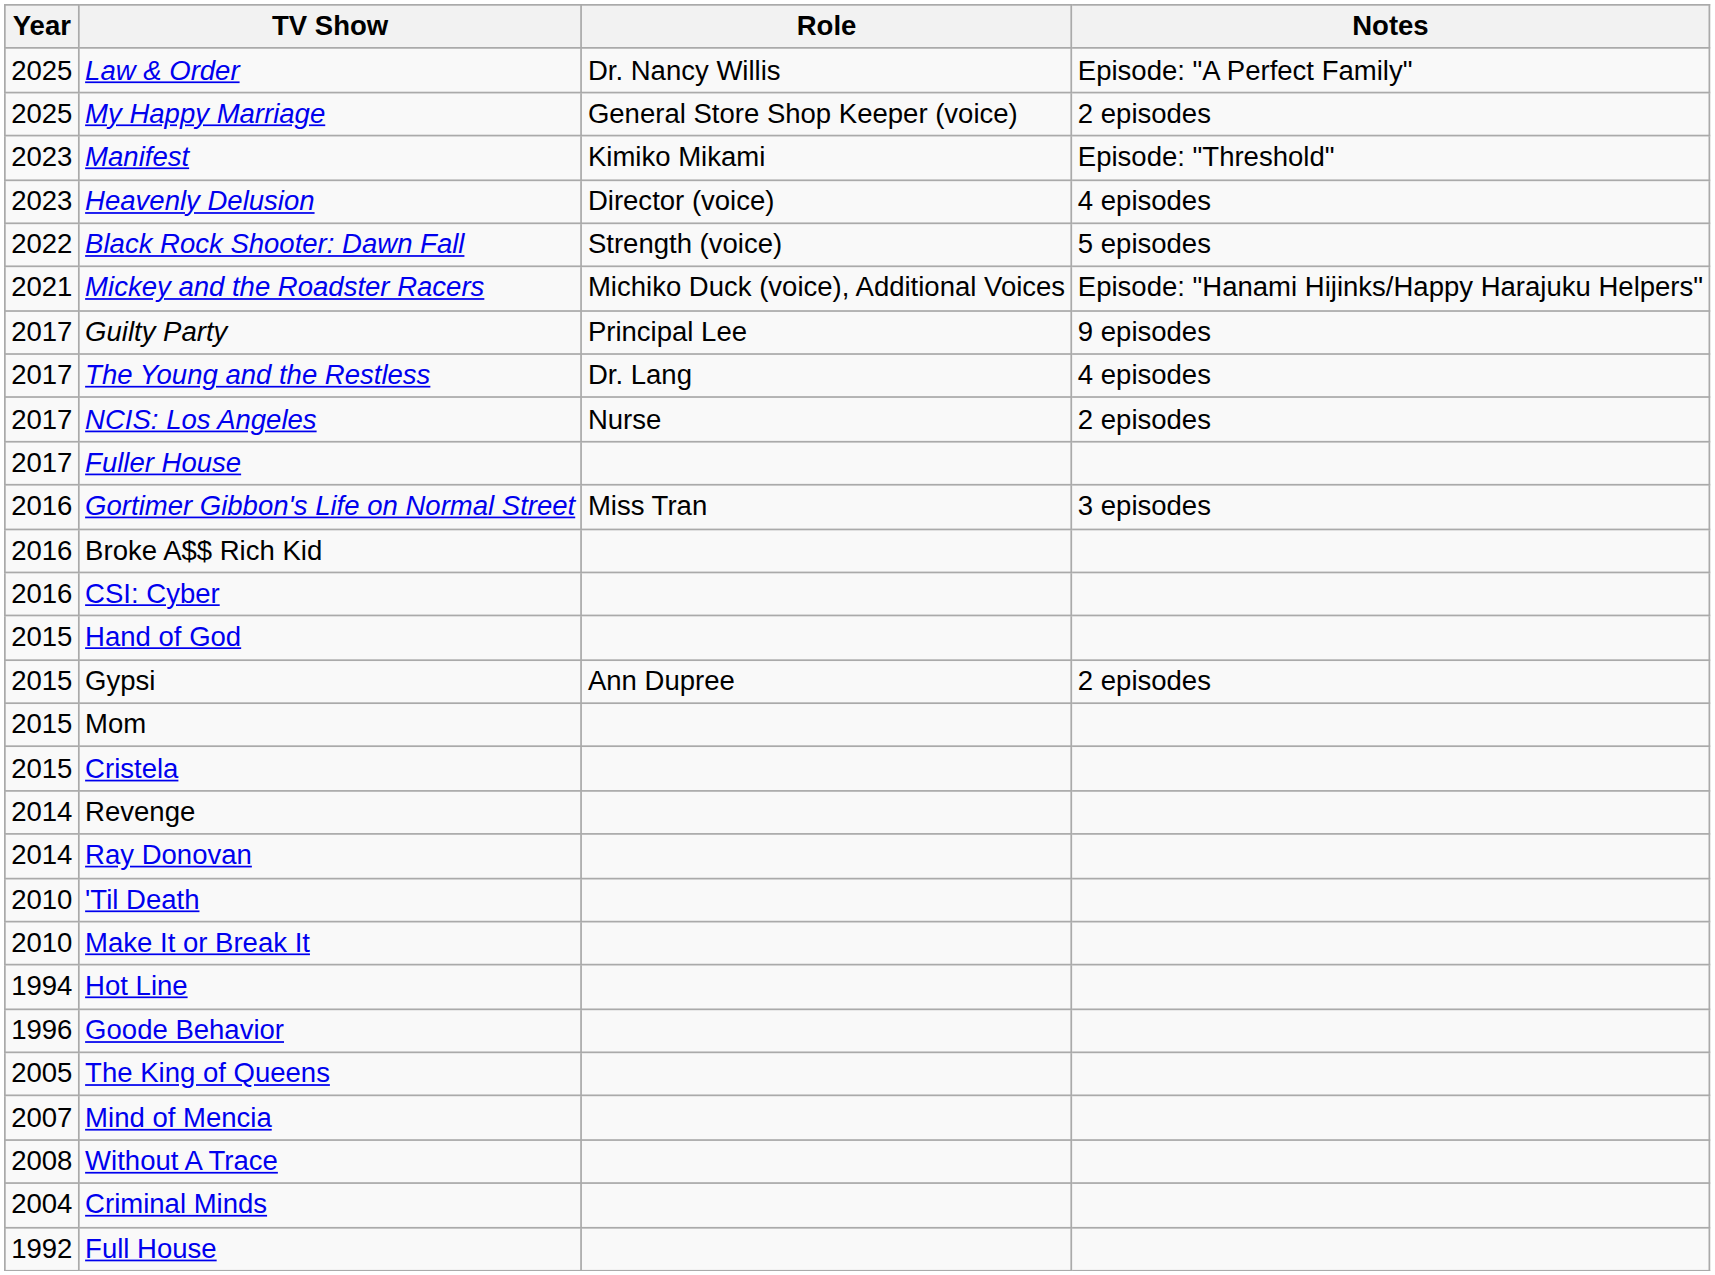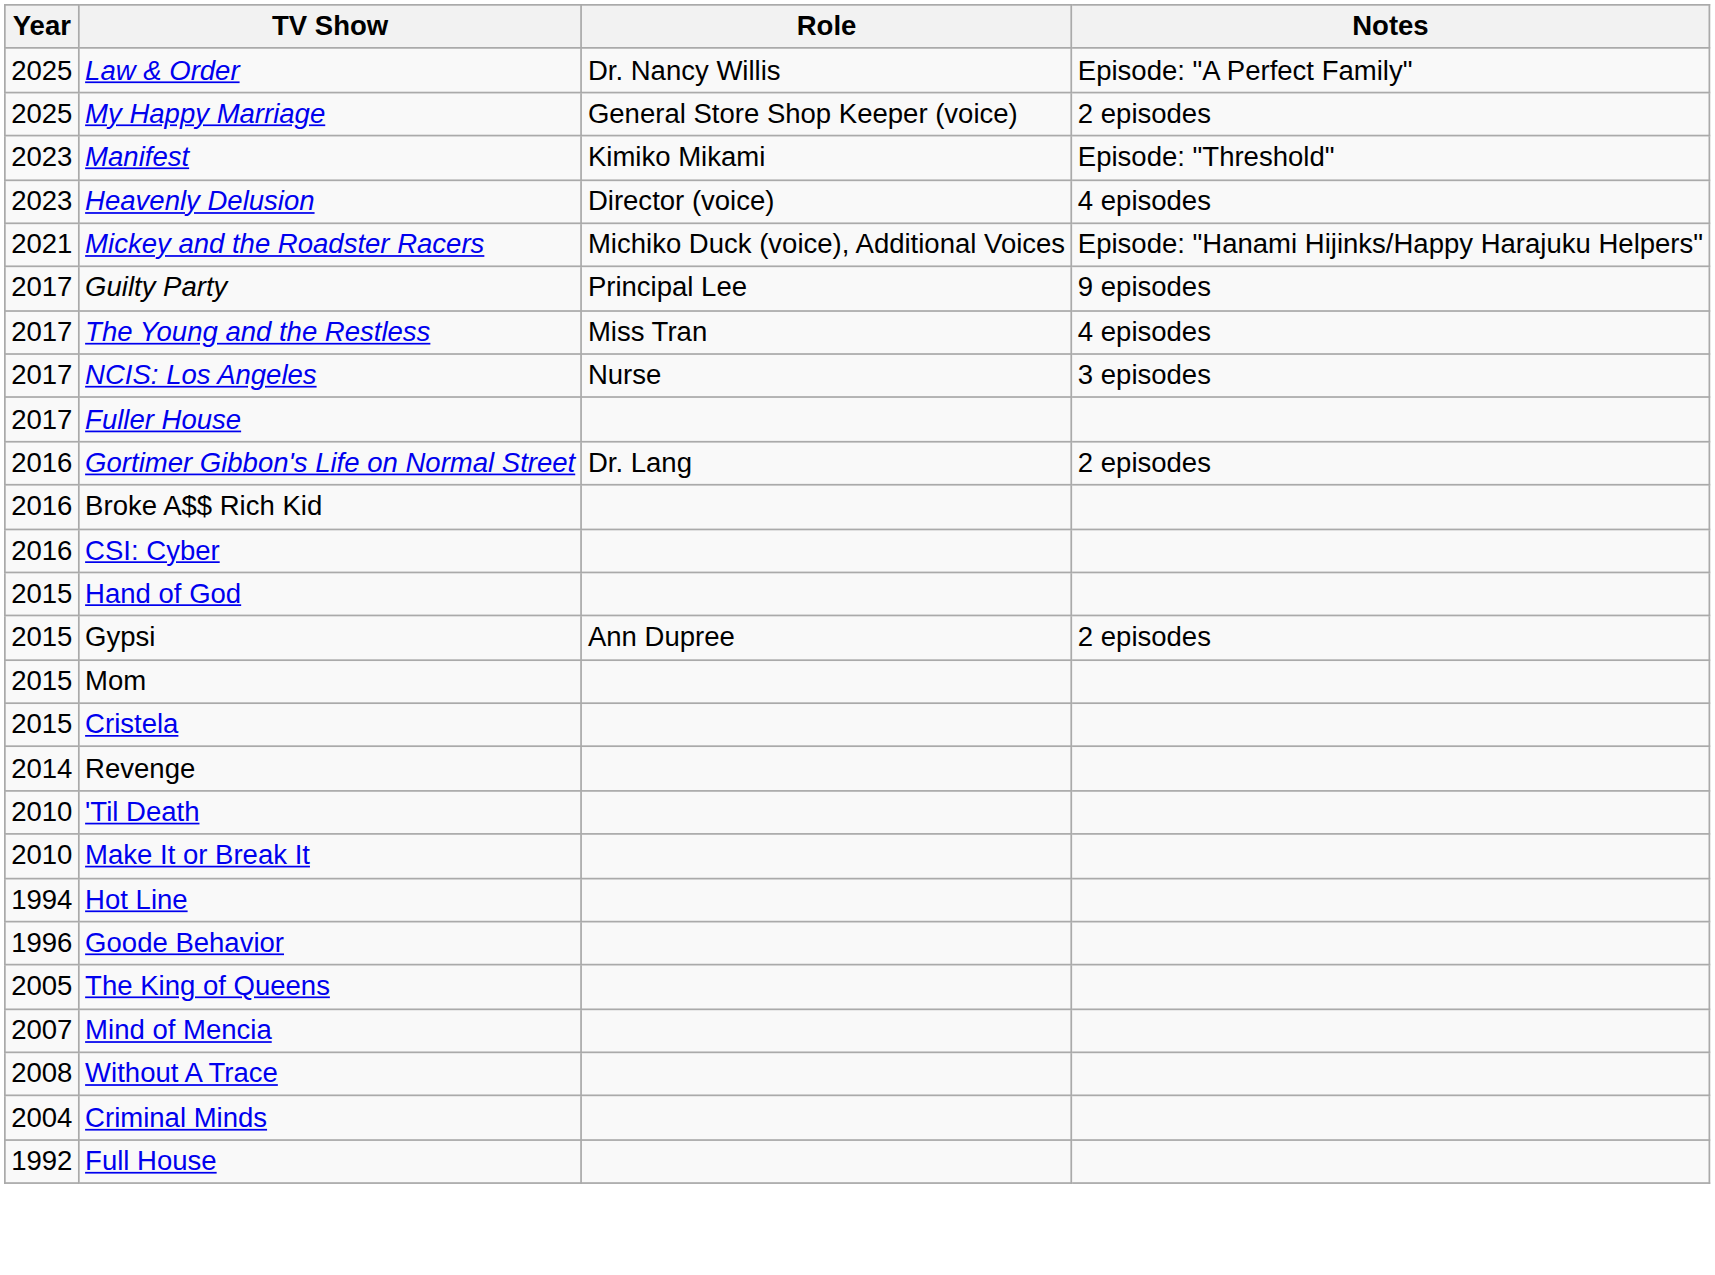- row: (275, 244)
(640, 375) Dr. Lang -> (648, 331) Miss Tran
(1144, 419) 2 episodes -> (1144, 375) 3 episodes
(648, 506) Miss Tran -> (640, 462) Dr. Lang
(1144, 506) 3 episodes -> (1144, 462) 2 episodes
- row: (168, 855)
